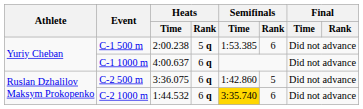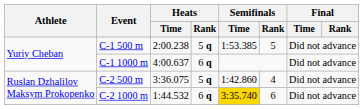(273, 46) 6 -> (273, 46) 5
(205, 79) 6 q -> (205, 79) 5 q
(273, 79) 5 -> (273, 79) 4
